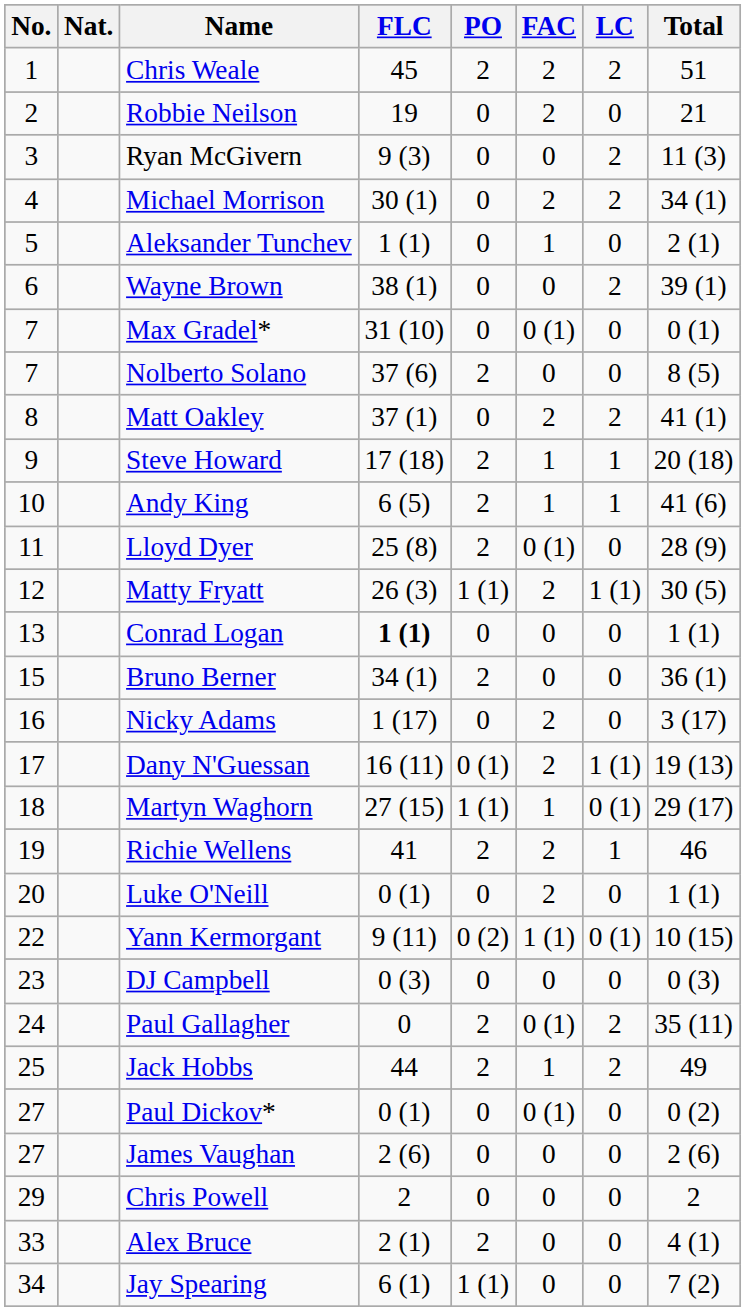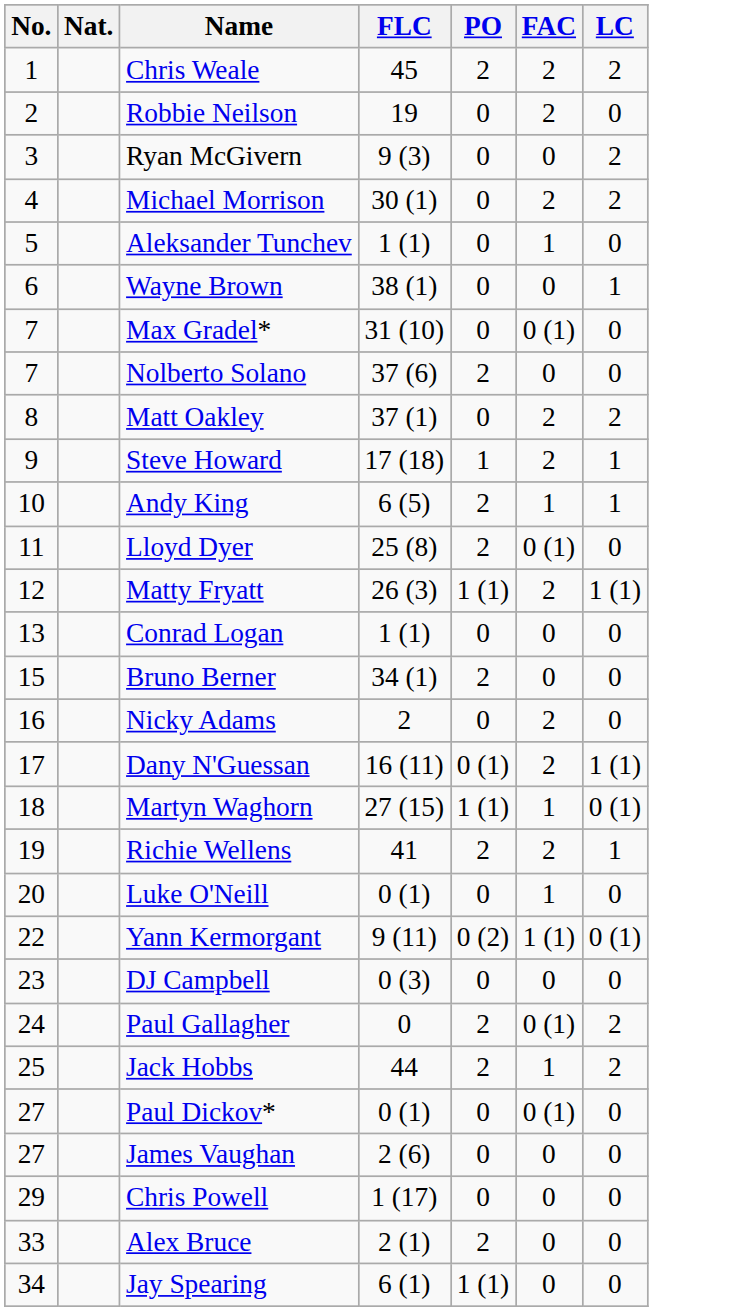- column: (694, 26)
(615, 286) 2 -> (615, 286) 1
(483, 460) 2 -> (483, 460) 1
(549, 460) 1 -> (549, 460) 2
(404, 633) bold -> (404, 633) normal
(404, 720) 1 (17) -> (404, 720) 2
(549, 894) 2 -> (549, 894) 1
(404, 1197) 2 -> (404, 1197) 1 (17)
